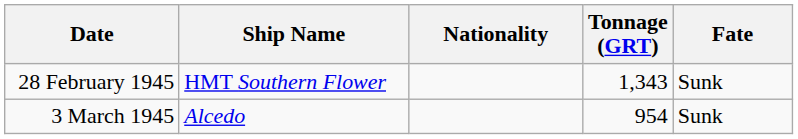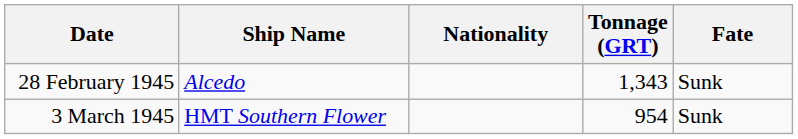(285, 81) HMT Southern Flower -> (215, 81) Alcedo
(215, 116) Alcedo -> (285, 116) HMT Southern Flower
